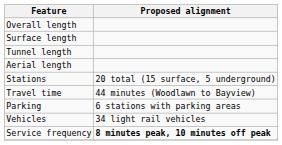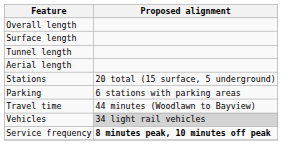rows swapped: (24, 106) <-> (34, 92)
(151, 120) no background -> (151, 120) lightgrey background
